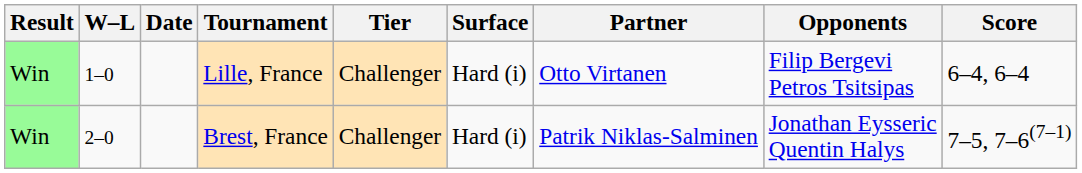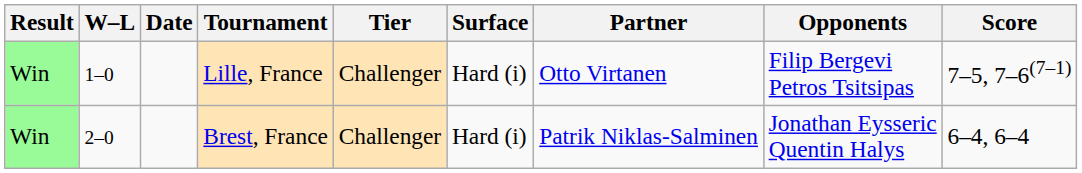(988, 73) 6–4, 6–4 -> (1009, 73) 7–5, 7–6(7–1)
(1009, 136) 7–5, 7–6(7–1) -> (988, 136) 6–4, 6–4
